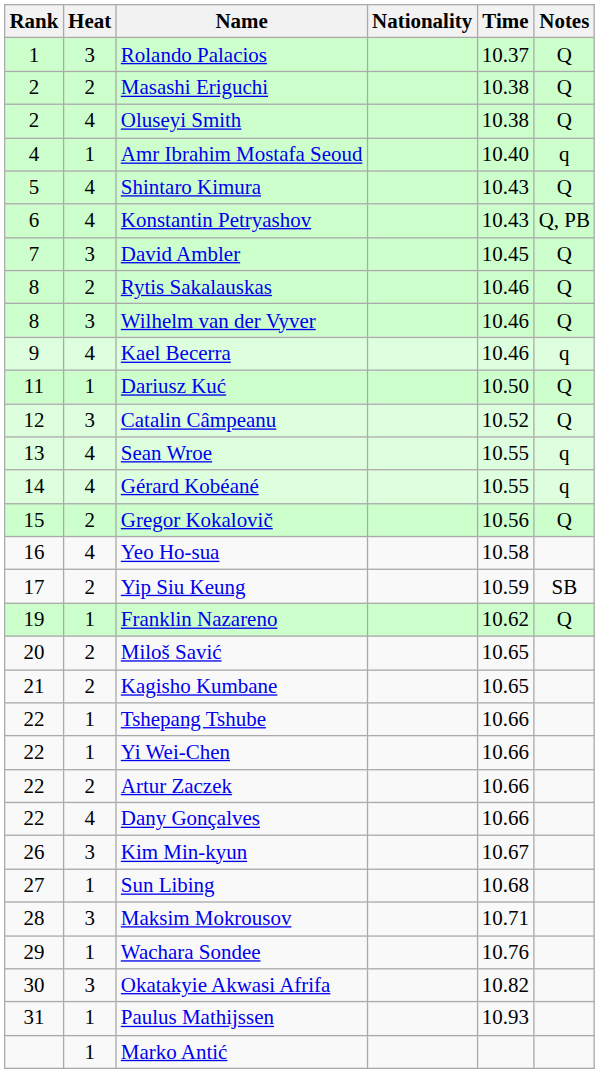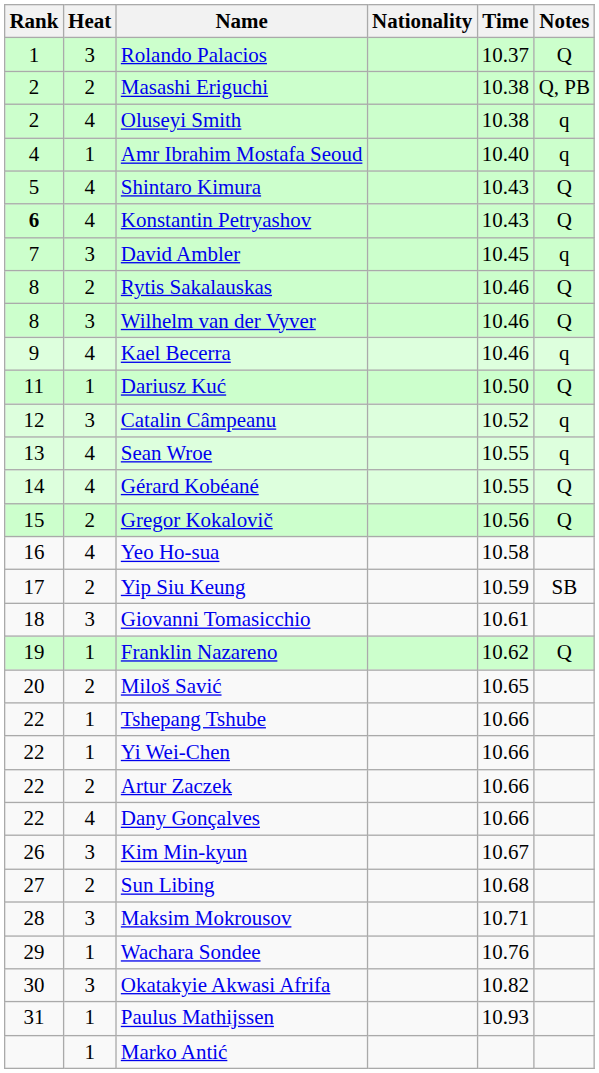(564, 87) Q -> (564, 87) Q, PB
(564, 120) Q -> (564, 120) q
(34, 220) normal -> (34, 220) bold
(564, 220) Q, PB -> (564, 220) Q
(564, 253) Q -> (564, 253) q
(564, 420) Q -> (564, 420) q
(564, 486) q -> (564, 486) Q
+ row: (216, 619)
- row: (199, 685)
(90, 885) 1 -> (90, 885) 2
